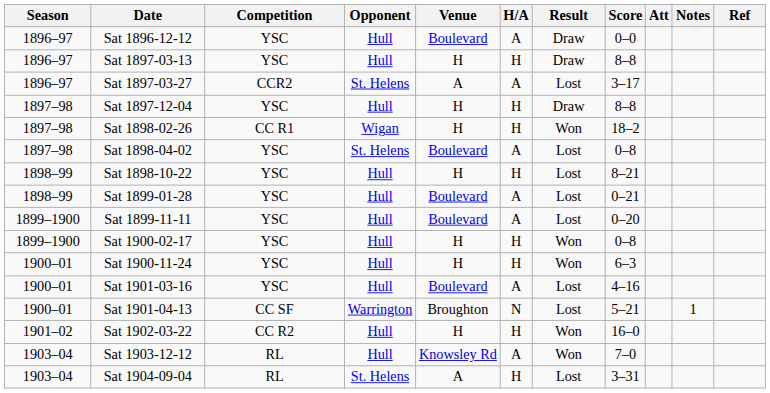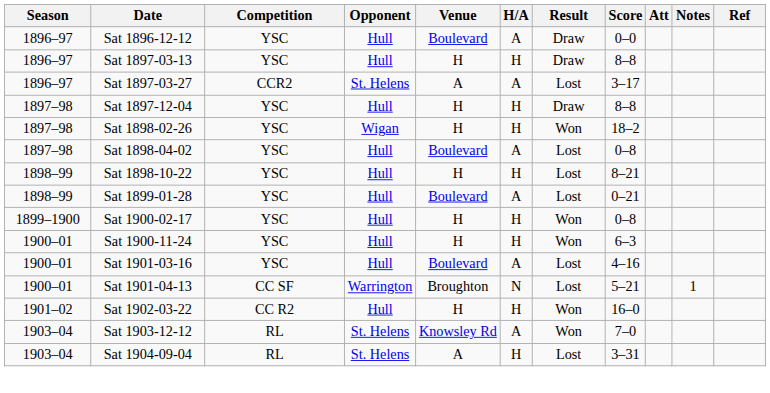(274, 128) CC R1 -> (275, 128) YSC
(380, 151) St. Helens -> (380, 151) Hull
- row: (148, 219)
(380, 354) Hull -> (380, 331) St. Helens
